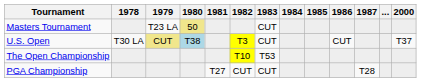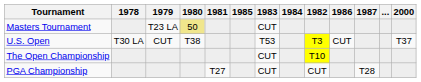columns swapped: (242, 12) <-> (317, 12)
(163, 41) khaki background -> (163, 41) no background
(192, 41) lightblue background -> (192, 41) no background
(267, 41) CUT -> (267, 41) T53
(267, 56) T53 -> (267, 56) CUT
